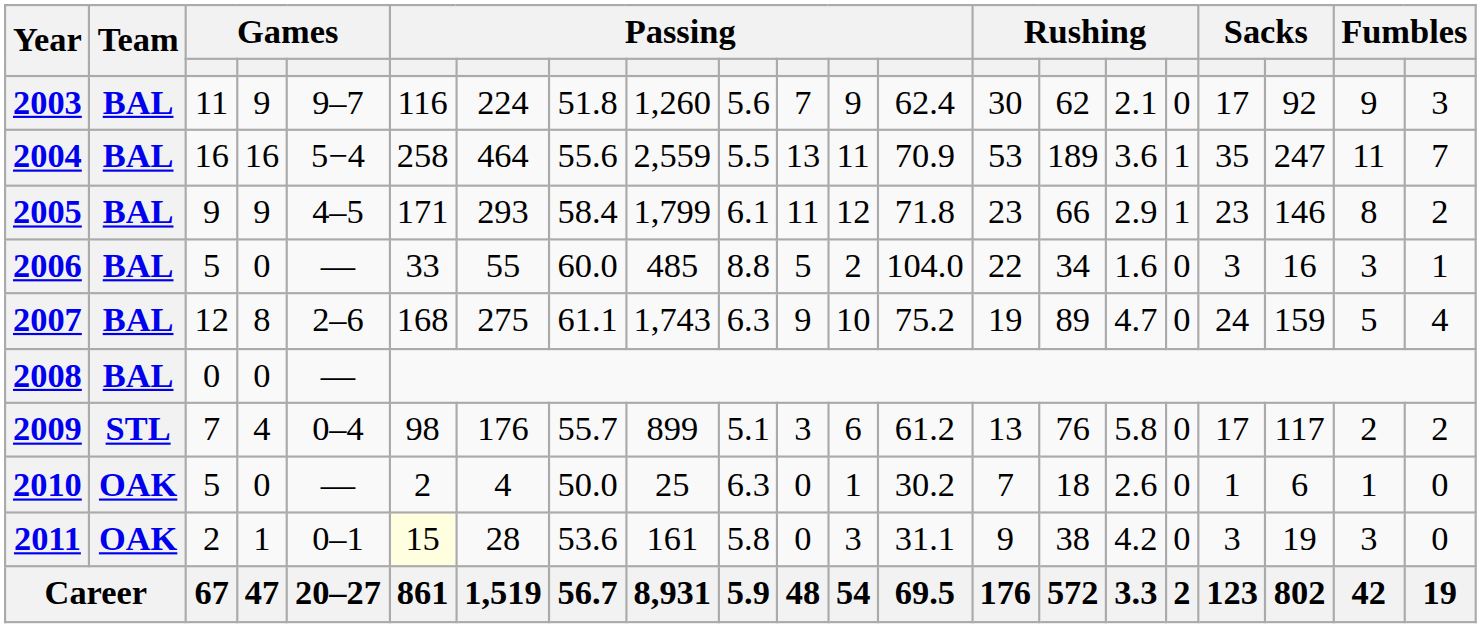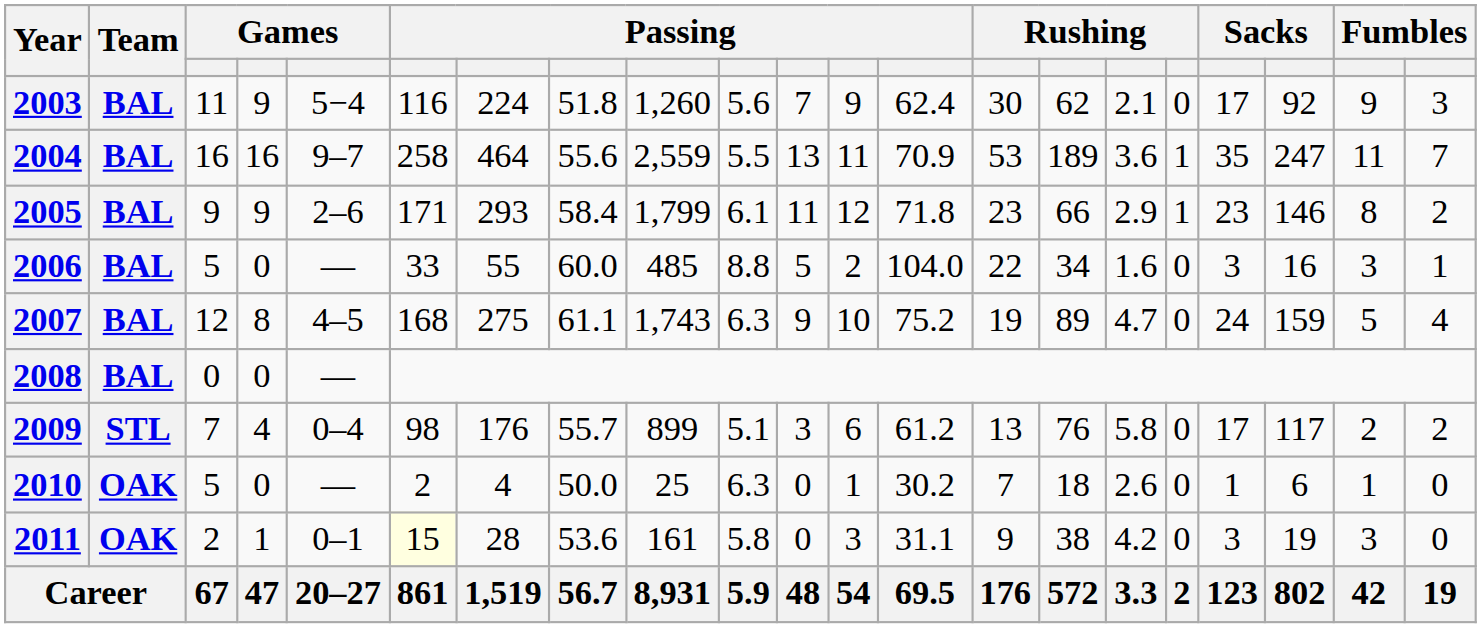(338, 102) 9–7 -> (338, 102) 5−4
(338, 156) 5−4 -> (338, 156) 9–7
(338, 211) 4–5 -> (338, 211) 2–6
(338, 320) 2–6 -> (338, 320) 4–5
